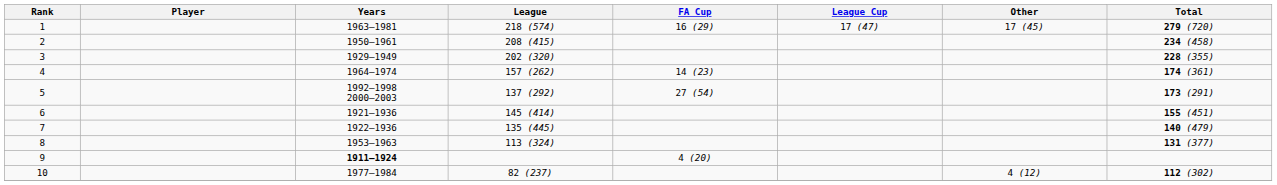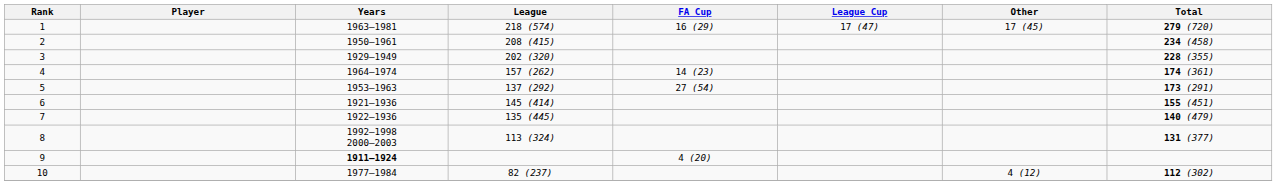(372, 92) 1992–1998 2000–2003 -> (372, 87) 1953–1963
(372, 143) 1953–1963 -> (372, 138) 1992–1998 2000–2003
